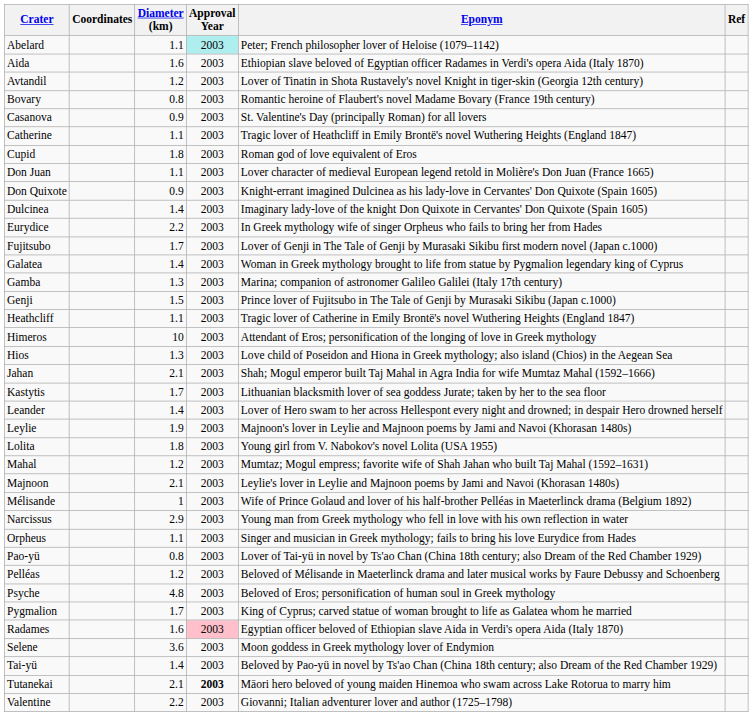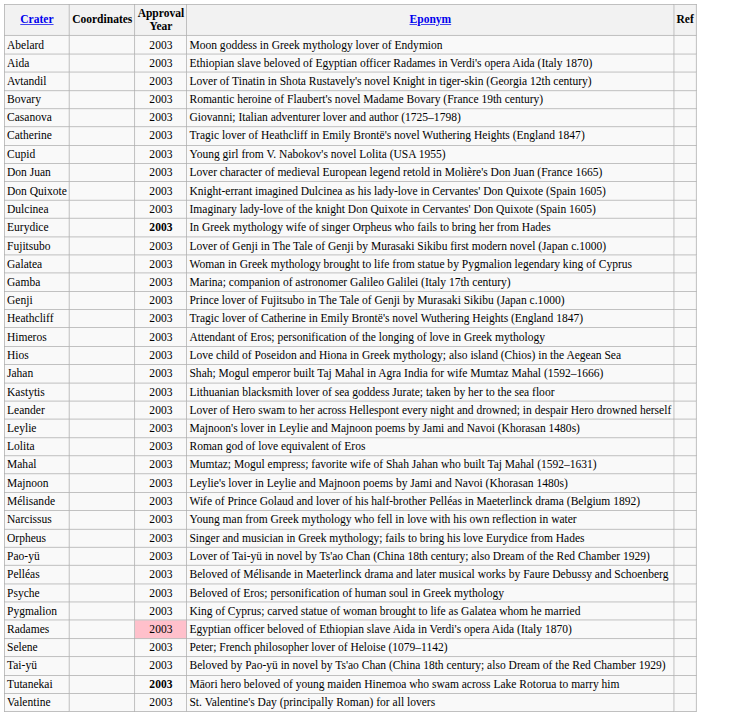- column: (161, 20)
(212, 44) paleturquoise background -> (161, 44) no background
(370, 44) Peter; French philosopher lover of Heloise (1079–1142) -> (316, 44) Moon goddess in Greek mythology lover of Endymion
(364, 117) St. Valentine's Day (principally Roman) for all lovers -> (325, 117) Giovanni; Italian adventurer lover and author (1725–1798)
(329, 154) Roman god of love equivalent of Eros -> (318, 154) Young girl from V. Nabokov's novel Lolita (USA 1955)
(212, 227) normal -> (161, 227) bold
(369, 446) Young girl from V. Nabokov's novel Lolita (USA 1955) -> (277, 446) Roman god of love equivalent of Eros
(367, 647) Moon goddess in Greek mythology lover of Endymion -> (319, 647) Peter; French philosopher lover of Heloise (1079–1142)
(376, 702) Giovanni; Italian adventurer lover and author (1725–1798) -> (312, 702) St. Valentine's Day (principally Roman) for all lovers
